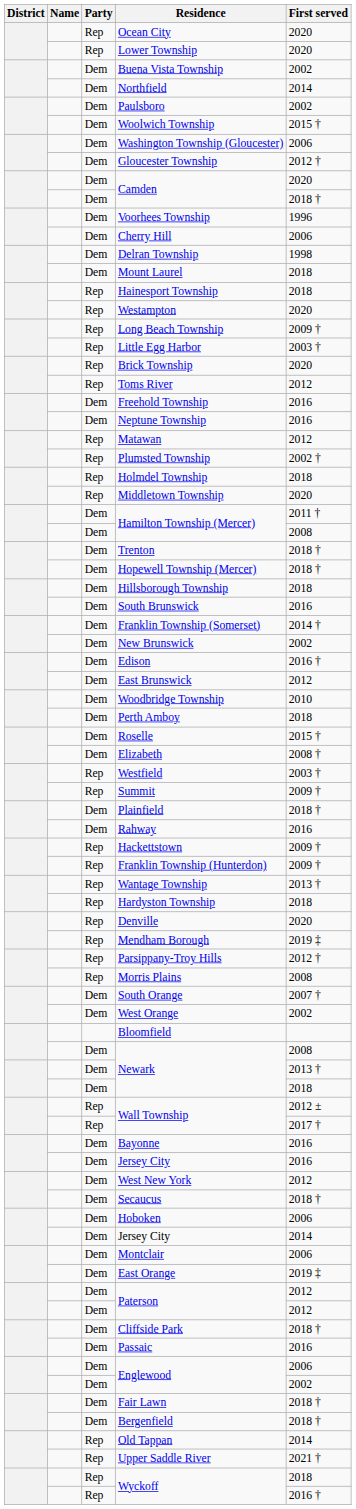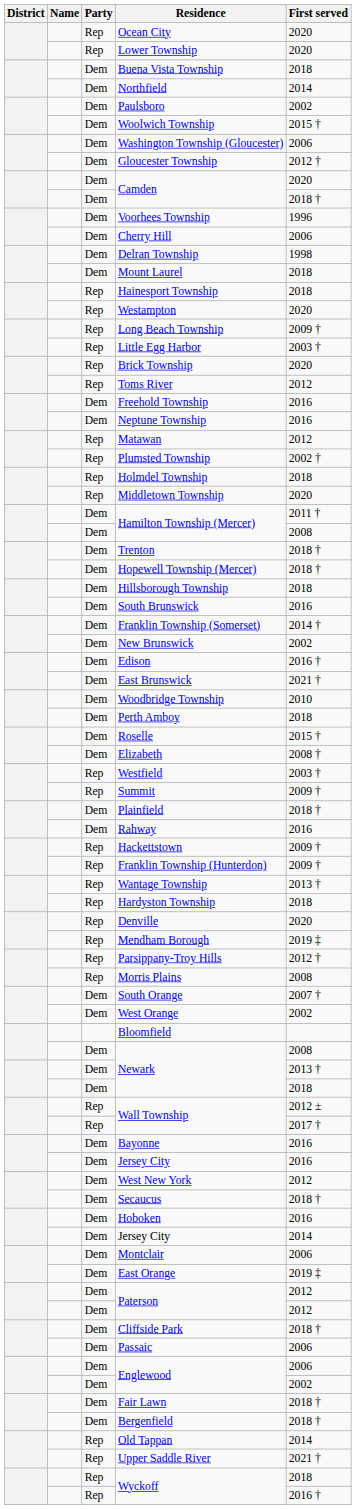(300, 69) 2002 -> (300, 69) 2018
(300, 680) 2012 -> (305, 680) 2021 †
(300, 1217) 2006 -> (300, 1217) 2016
(300, 1347) 2016 -> (300, 1347) 2006
